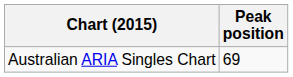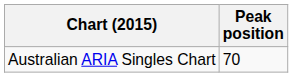(232, 59) 69 -> (232, 59) 70
